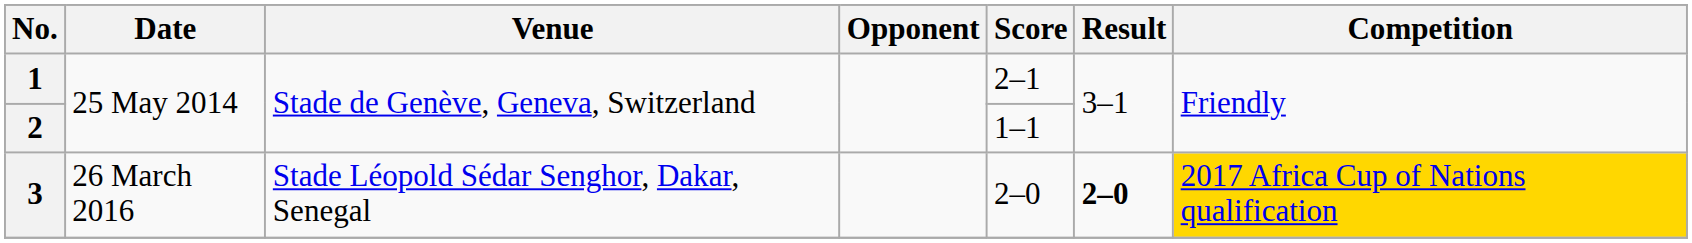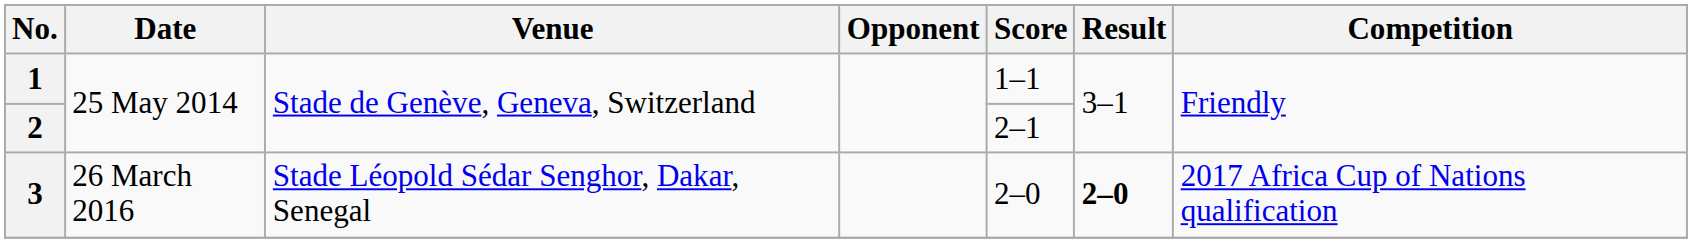(1017, 78) 2–1 -> (1017, 78) 1–1
(1017, 127) 1–1 -> (1017, 127) 2–1
(1353, 194) gold background -> (1353, 194) no background
